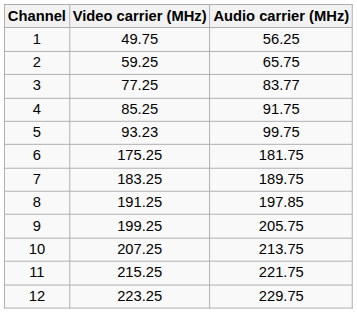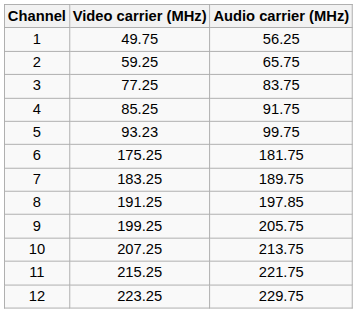(281, 86) 83.77 -> (281, 86) 83.75
